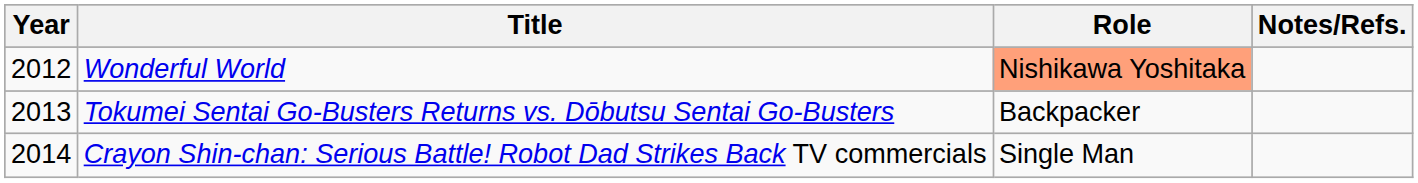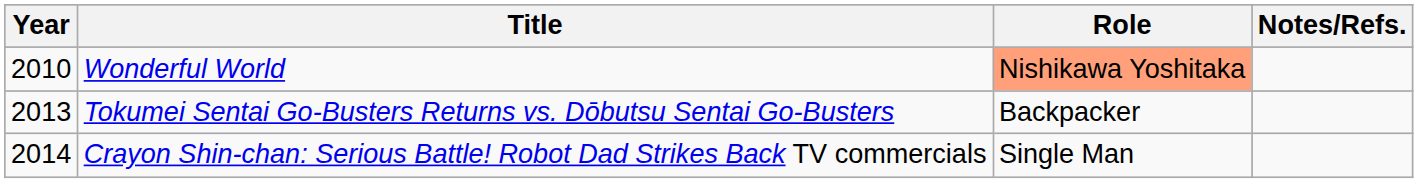(41, 68) 2012 -> (41, 68) 2010
